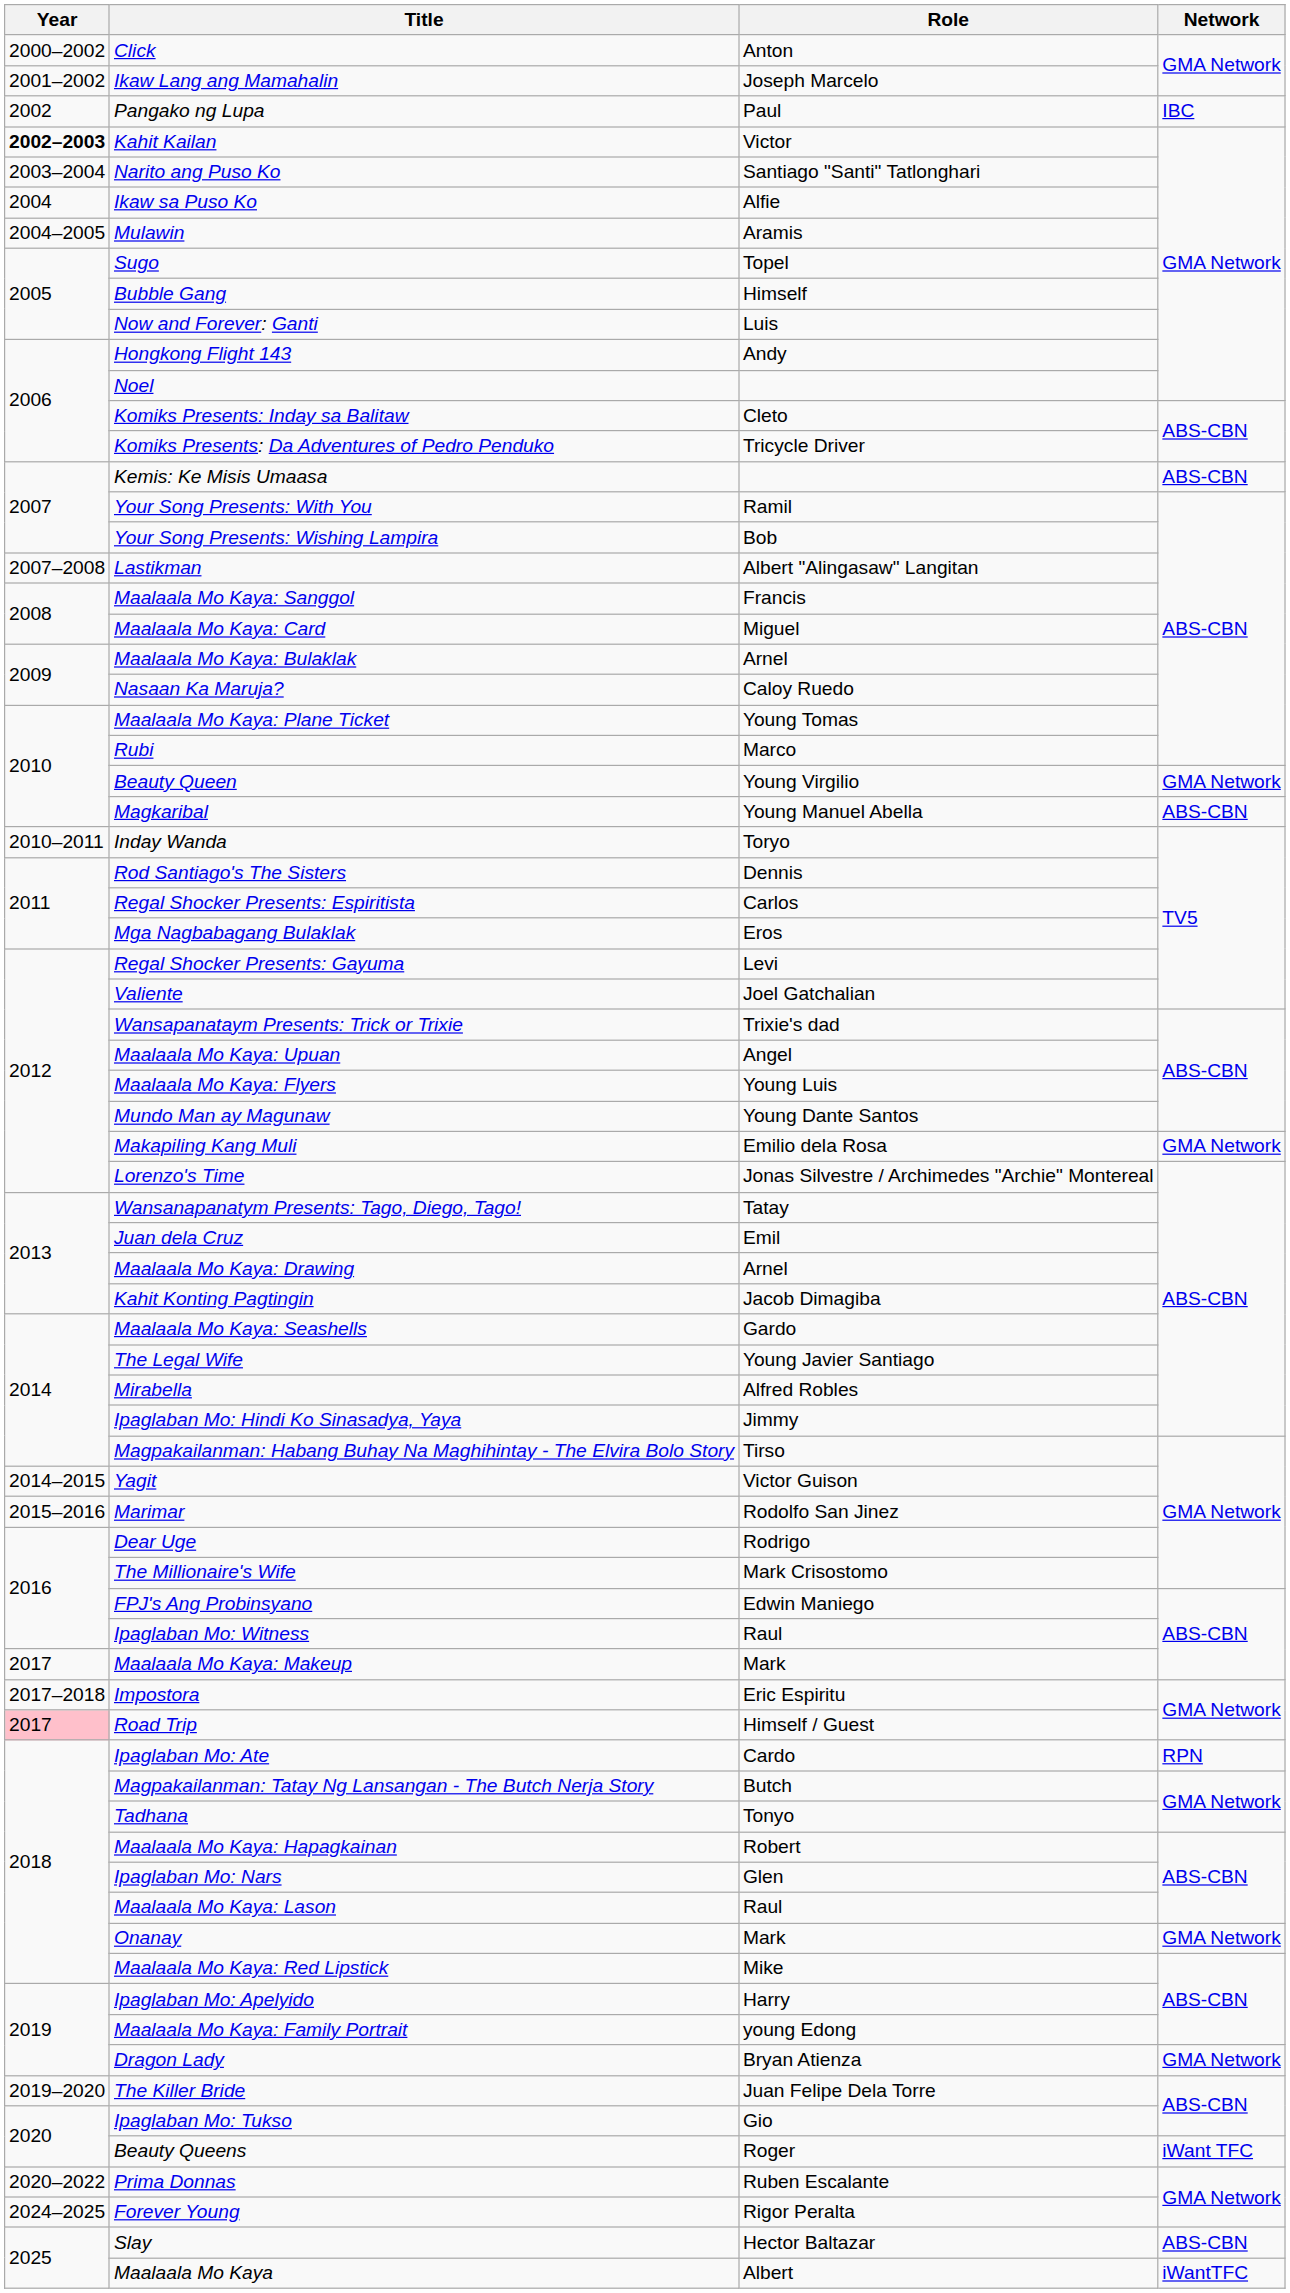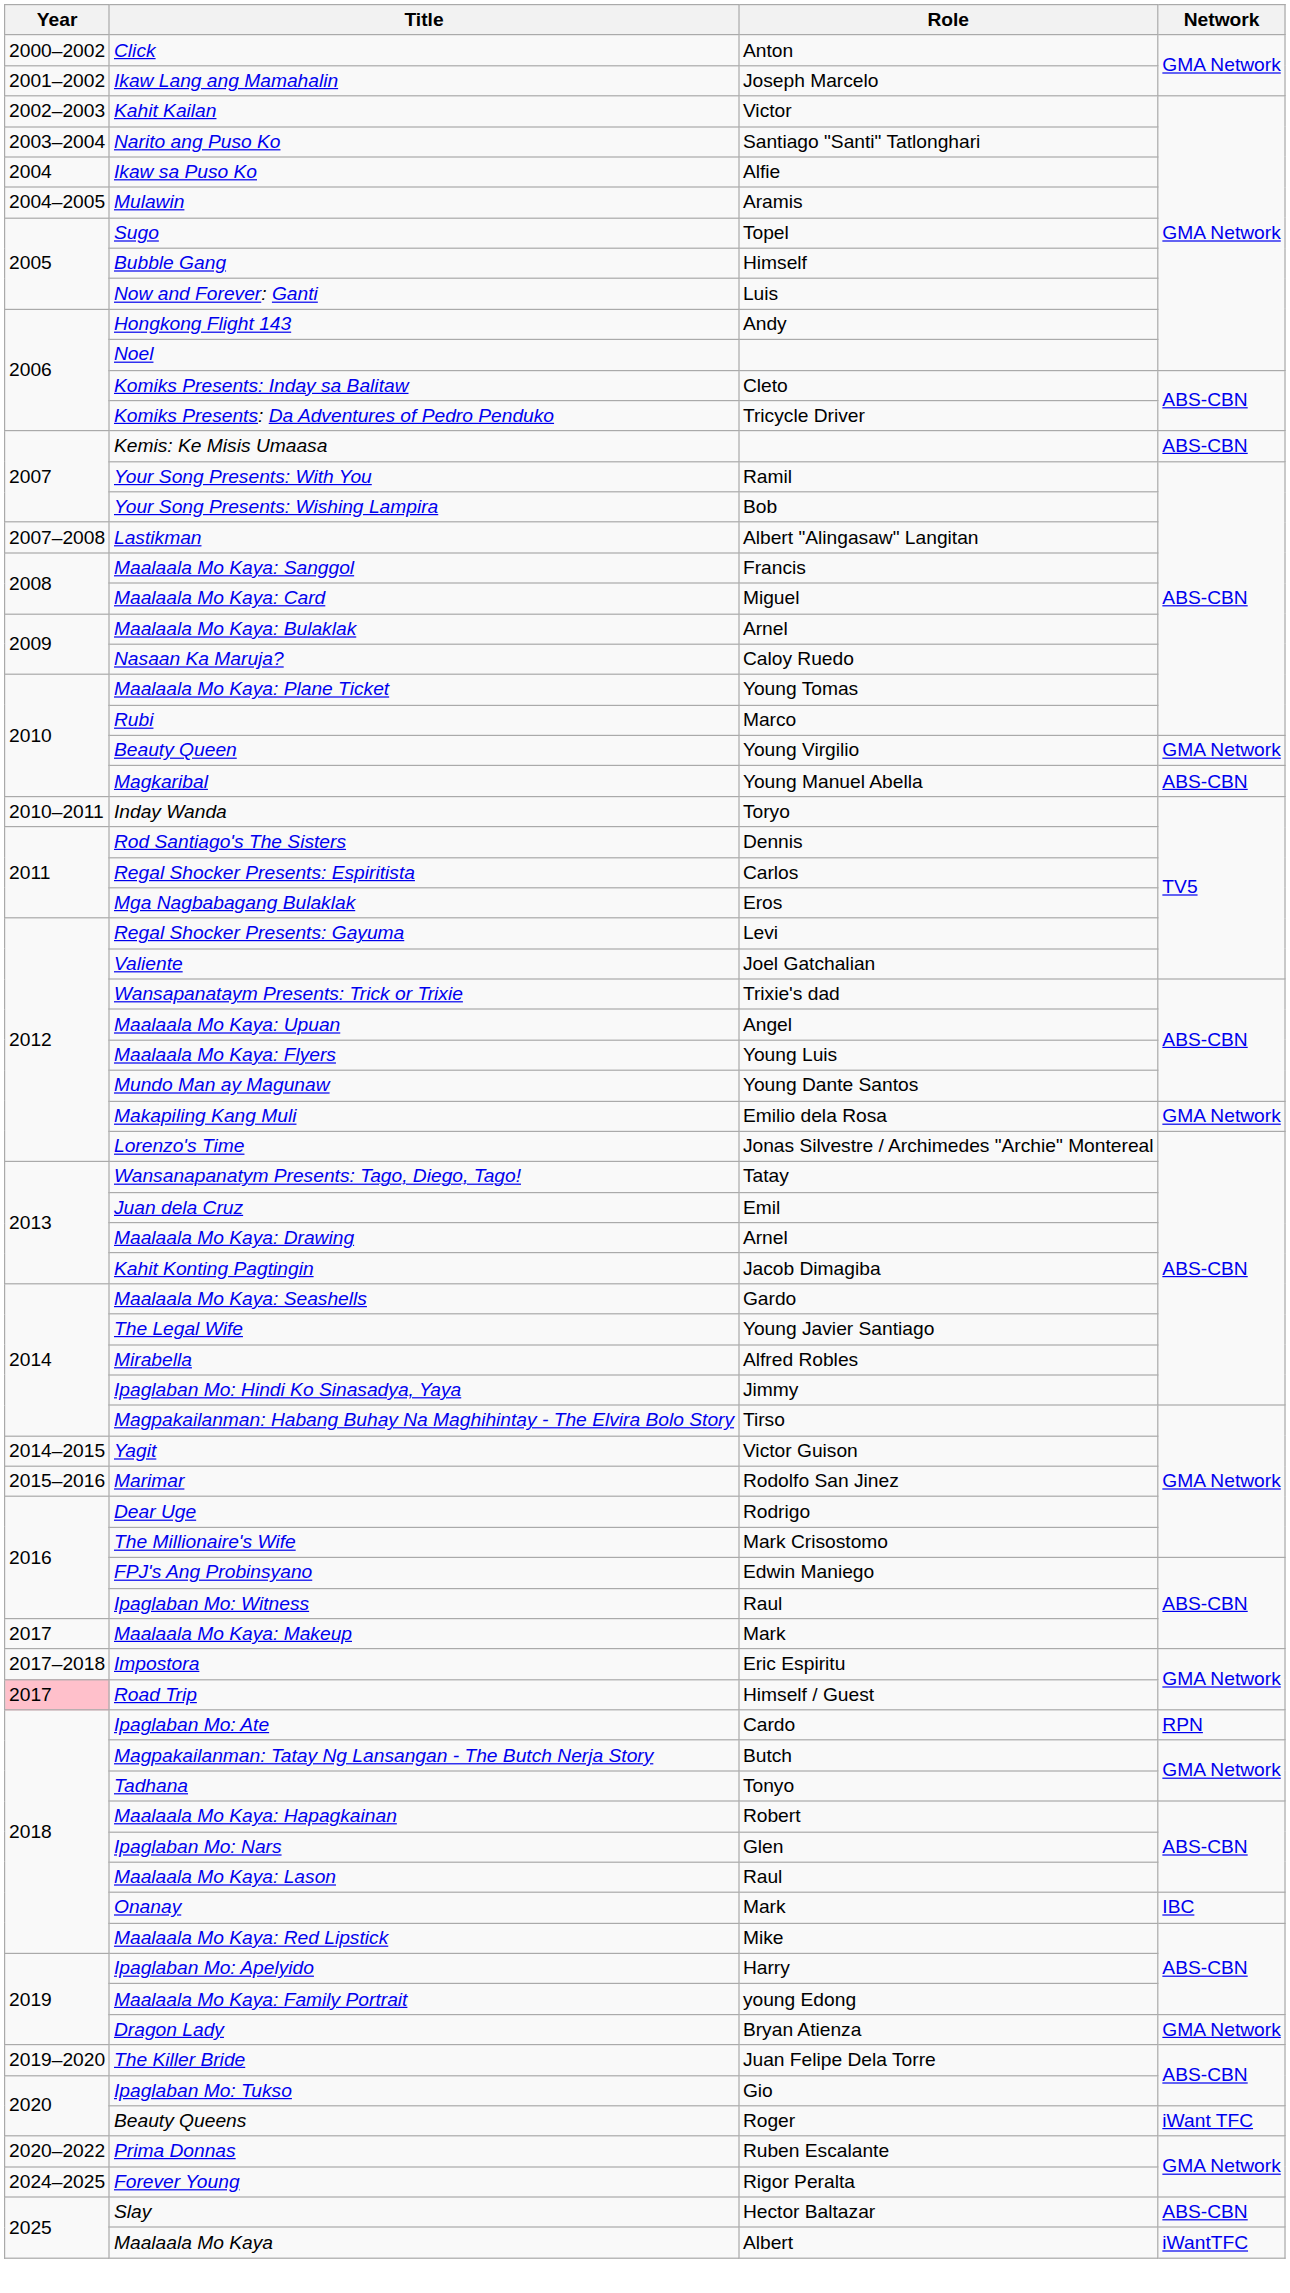- row: (189, 111)
(57, 141) bold -> (57, 111) normal
(1222, 1938) GMA Network -> (1178, 1907) IBC
